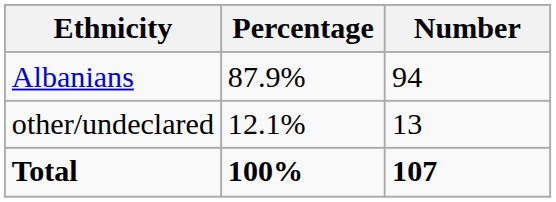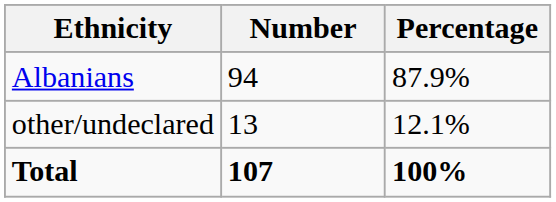columns swapped: (467, 28) <-> (303, 28)
